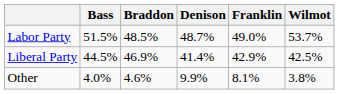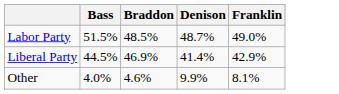- column: (309, 15)
